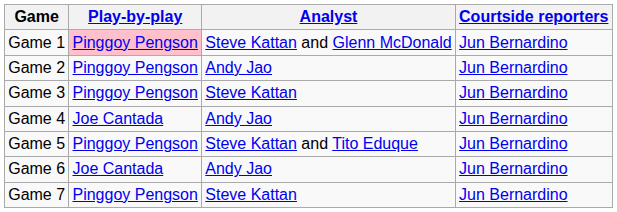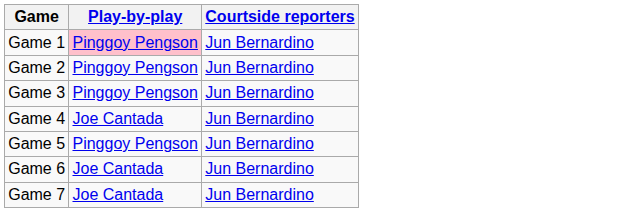- column: (328, 17)
(135, 194) Pinggoy Pengson -> (118, 194) Joe Cantada
